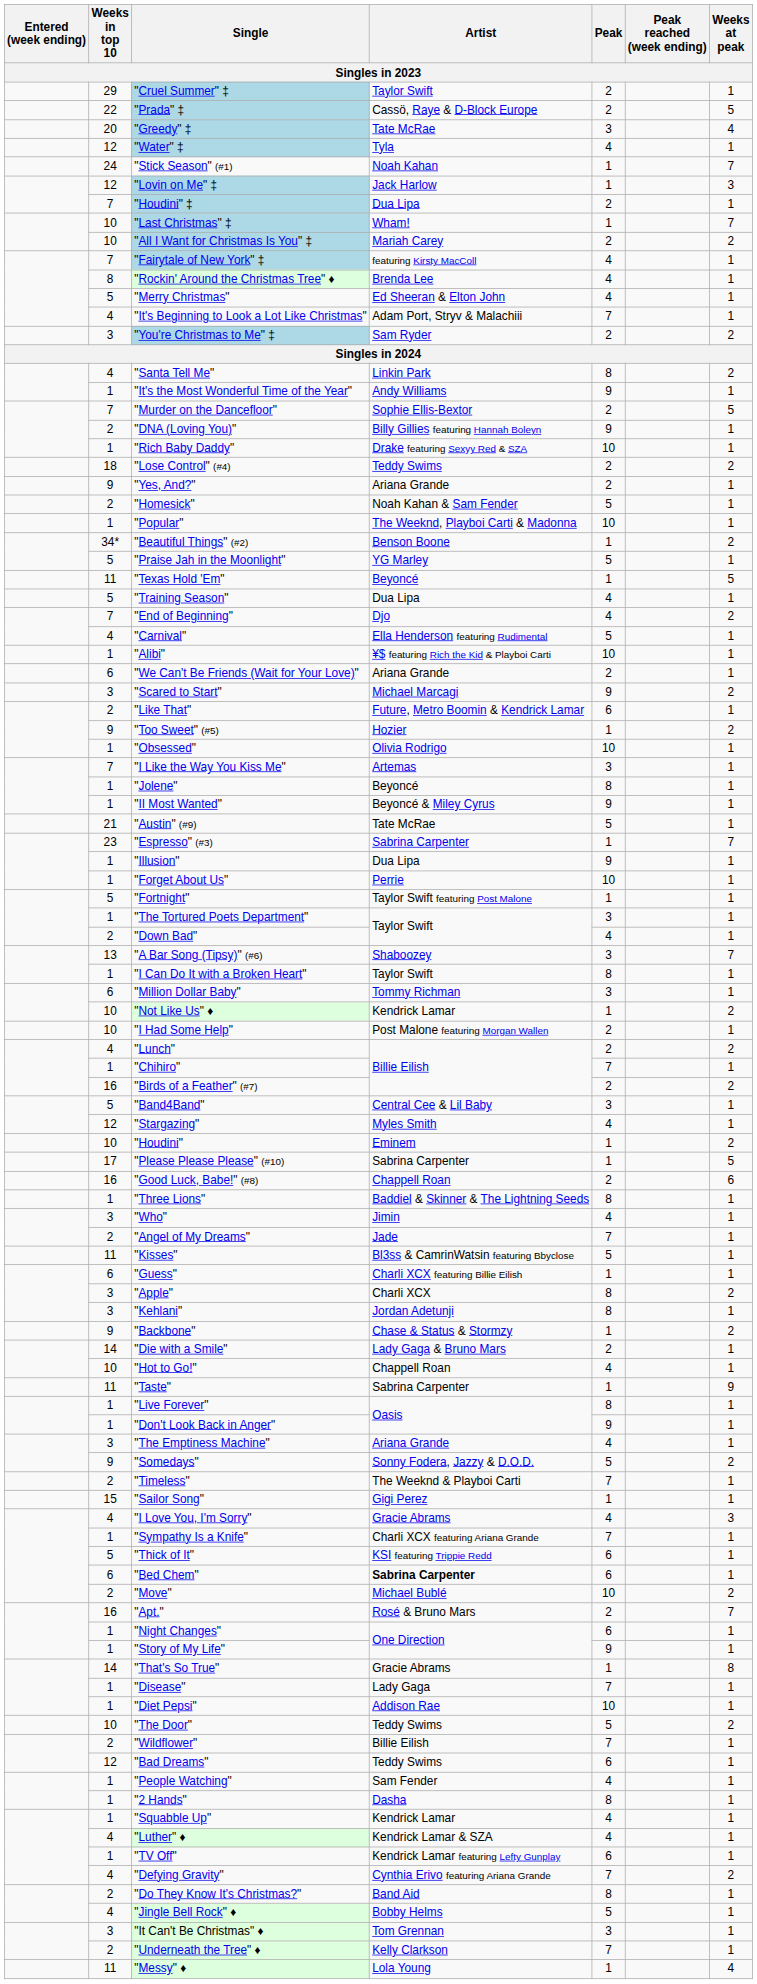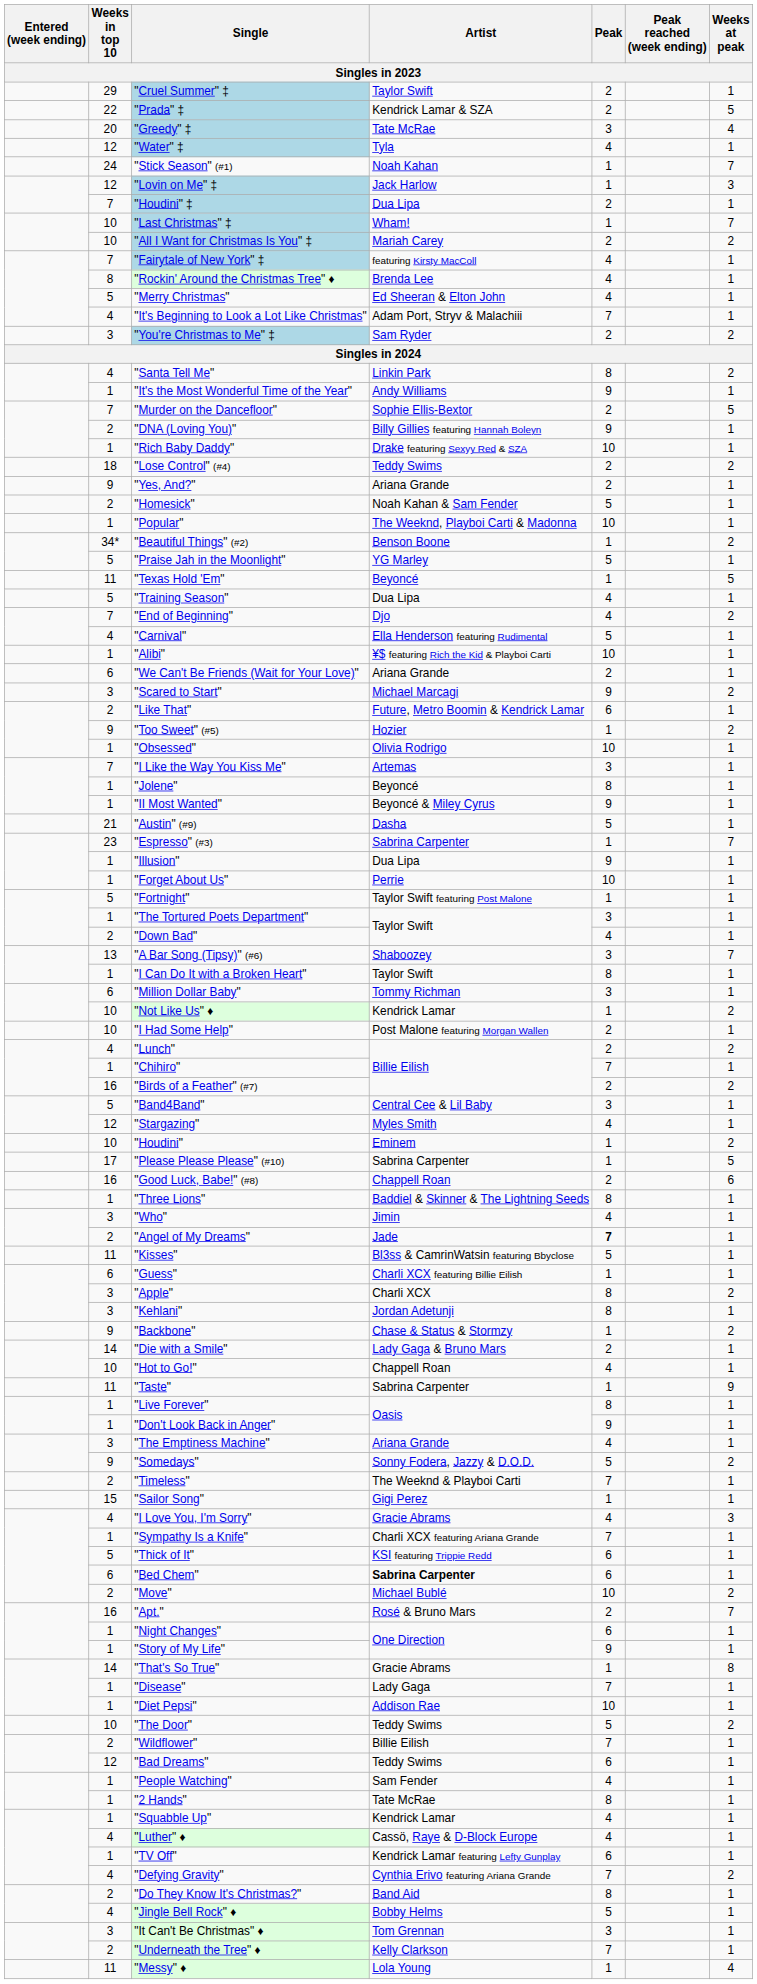(455, 110) Cassö, Raye & D-Block Europe -> (432, 110) Kendrick Lamar & SZA
(404, 823) Tate McRae -> (389, 823) Dasha
(608, 1236) normal -> (608, 1236) bold
(389, 1800) Dasha -> (404, 1800) Tate McRae
(432, 1837) Kendrick Lamar & SZA -> (455, 1837) Cassö, Raye & D-Block Europe
